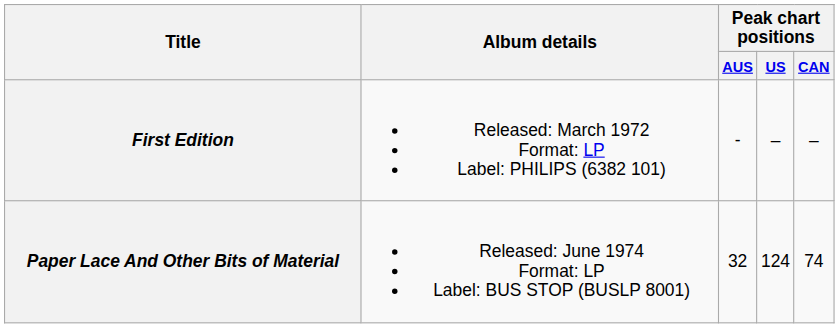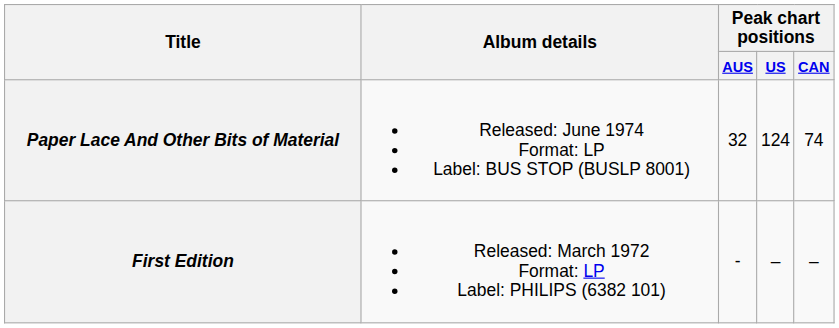rows swapped: (183, 140) <-> (183, 261)
